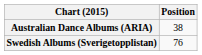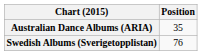(178, 27) 38 -> (178, 27) 35
